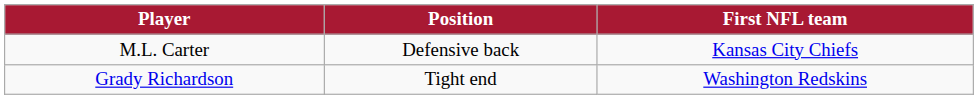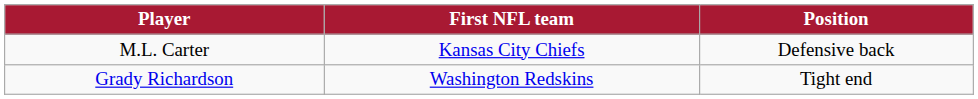columns swapped: (461, 19) <-> (785, 19)
